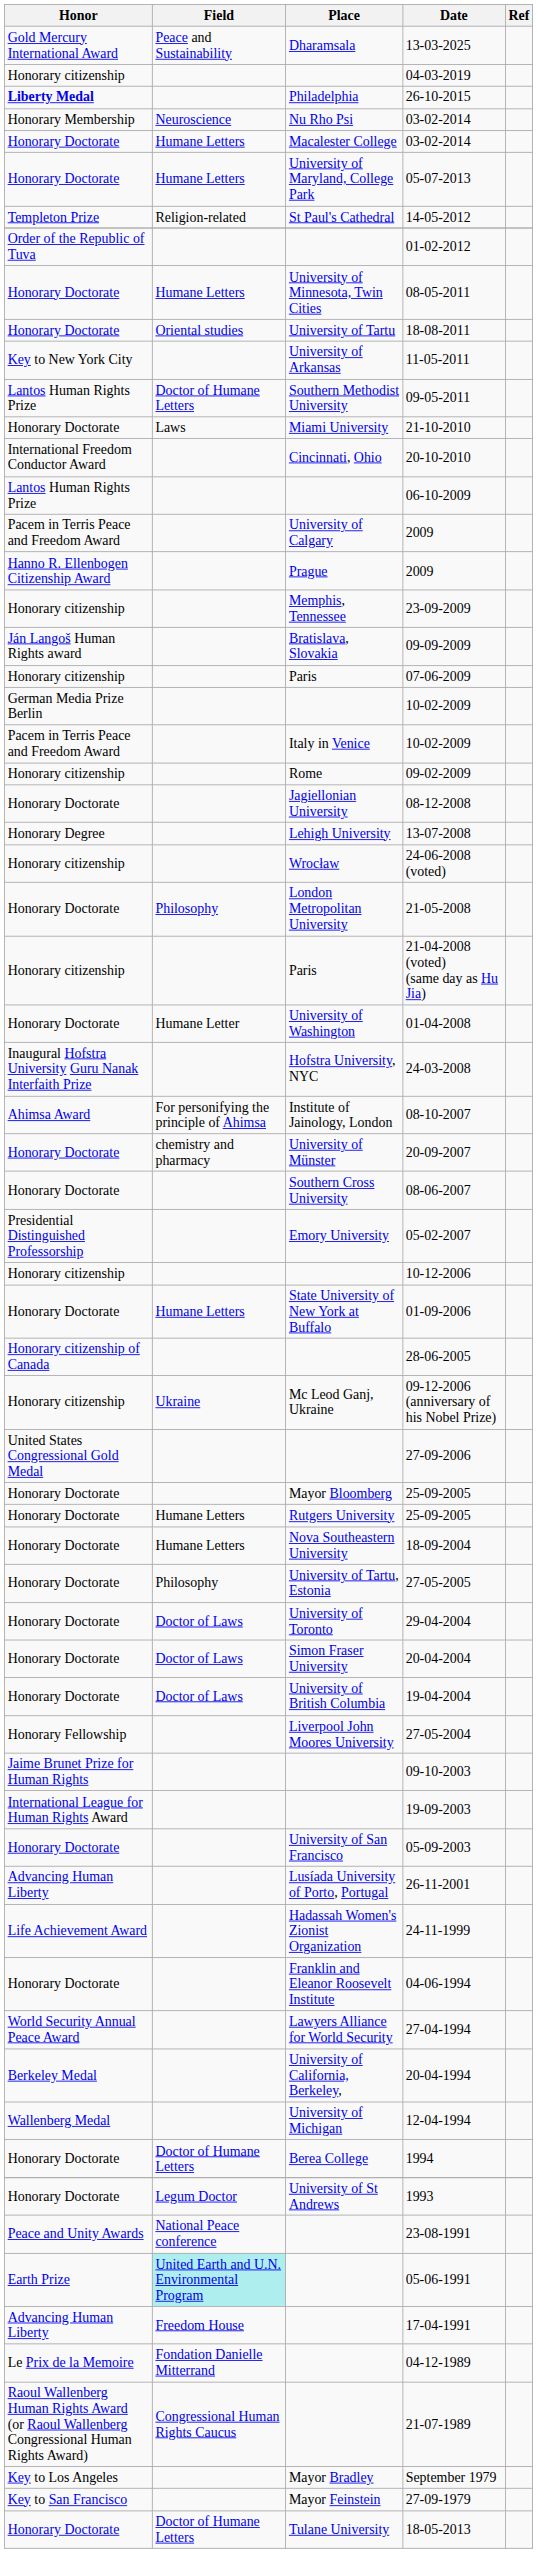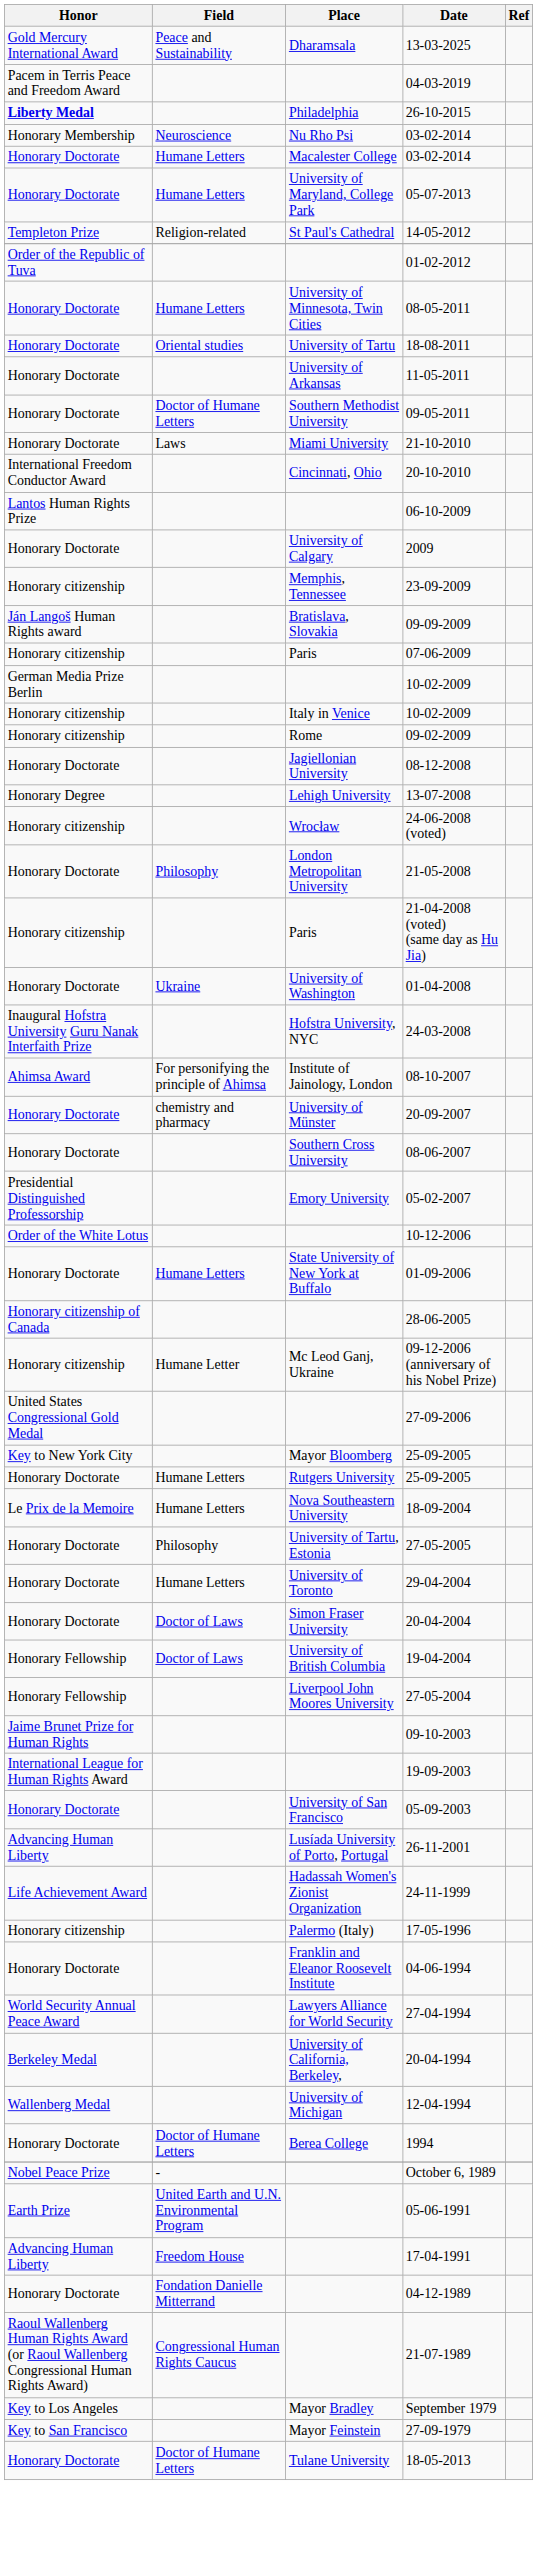(66, 75) Honorary citizenship -> (69, 83) Pacem in Terris Peace and Freedom Award
(70, 360) Key to New York City -> (63, 375) Honorary Doctorate
(69, 397) Lantos Human Rights Prize -> (63, 413) Honorary Doctorate
(69, 533) Pacem in Terris Peace and Freedom Award -> (63, 548) Honorary Doctorate
- row: (308, 570)
(69, 743) Pacem in Terris Peace and Freedom Award -> (66, 714) Honorary citizenship
(197, 1023) Humane Letter -> (178, 986) Ukraine
(66, 1273) Honorary citizenship -> (78, 1235) Order of the White Lotus
(178, 1402) Ukraine -> (197, 1364) Humane Letter
(63, 1493) Honorary Doctorate -> (70, 1455) Key to New York City
(63, 1545) Honorary Doctorate -> (71, 1507) Le Prix de la Memoire
(199, 1621) Doctor of Laws -> (200, 1583) Humane Letters
(63, 1696) Honorary Doctorate -> (67, 1658) Honorary Fellowship
+ row: (331, 1930)
- row: (333, 2196)
+ row: (344, 2173)
- row: (344, 2234)
(218, 2279) paleturquoise background -> (218, 2210) no background
(71, 2363) Le Prix de la Memoire -> (63, 2293) Honorary Doctorate
